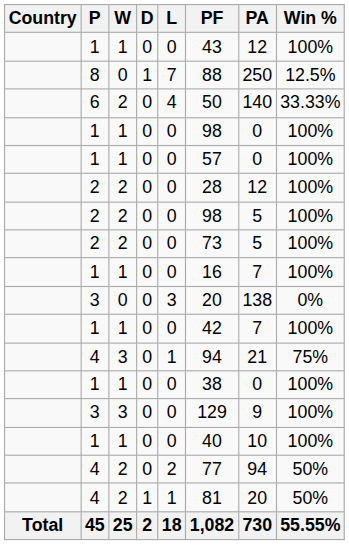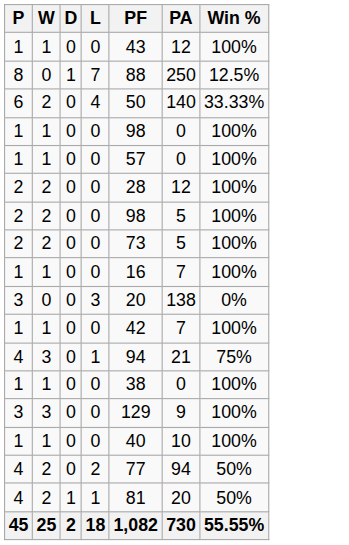- column: (43, 18)
